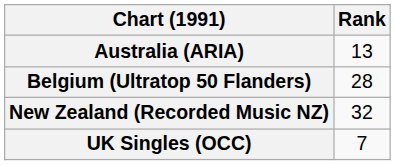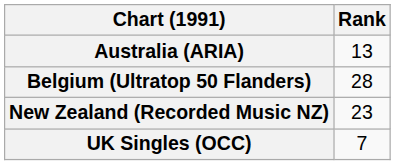(362, 112) 32 -> (362, 112) 23
